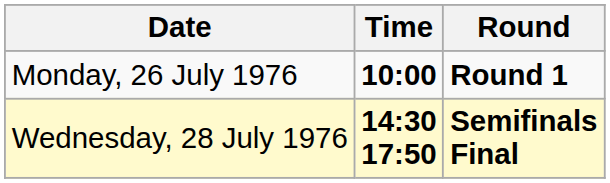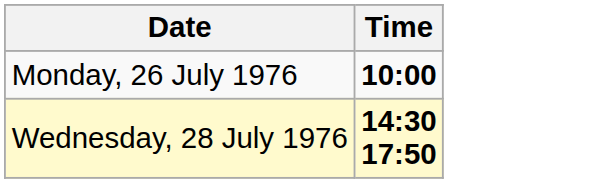- column: (524, 27)
